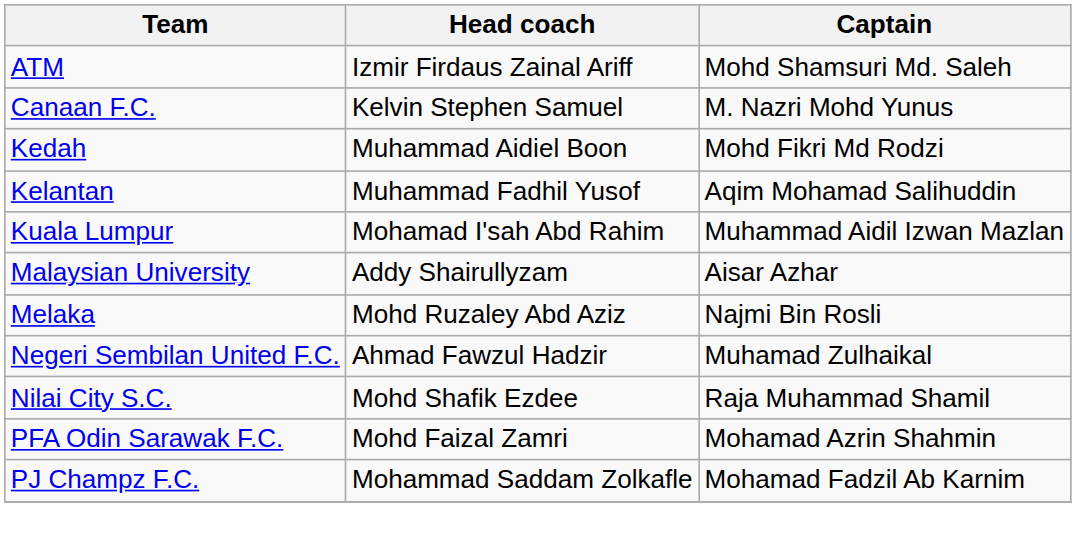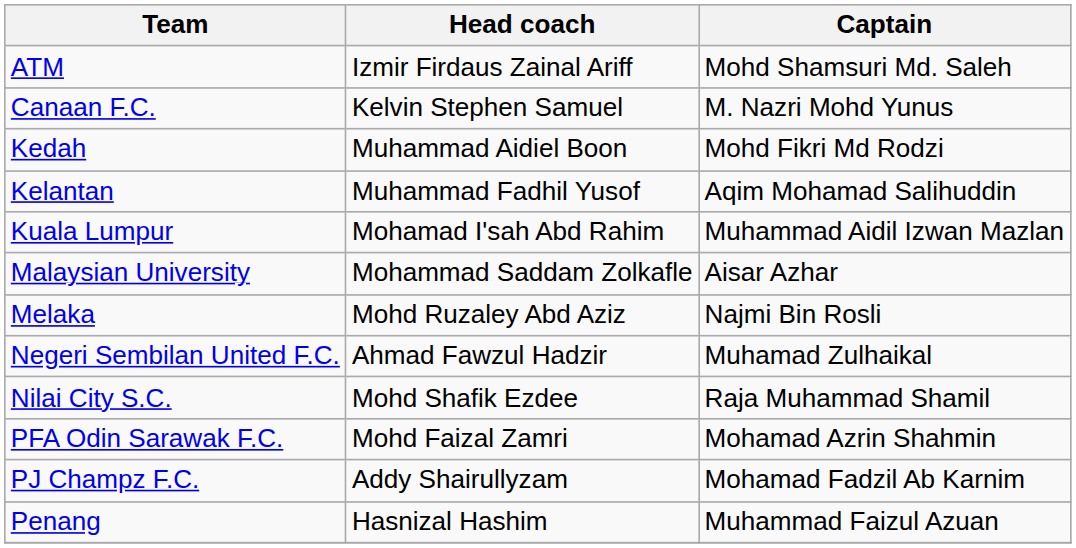(460, 273) Addy Shairullyzam -> (522, 273) Mohammad Saddam Zolkafle
(522, 480) Mohammad Saddam Zolkafle -> (460, 480) Addy Shairullyzam
+ row: (56, 521)
